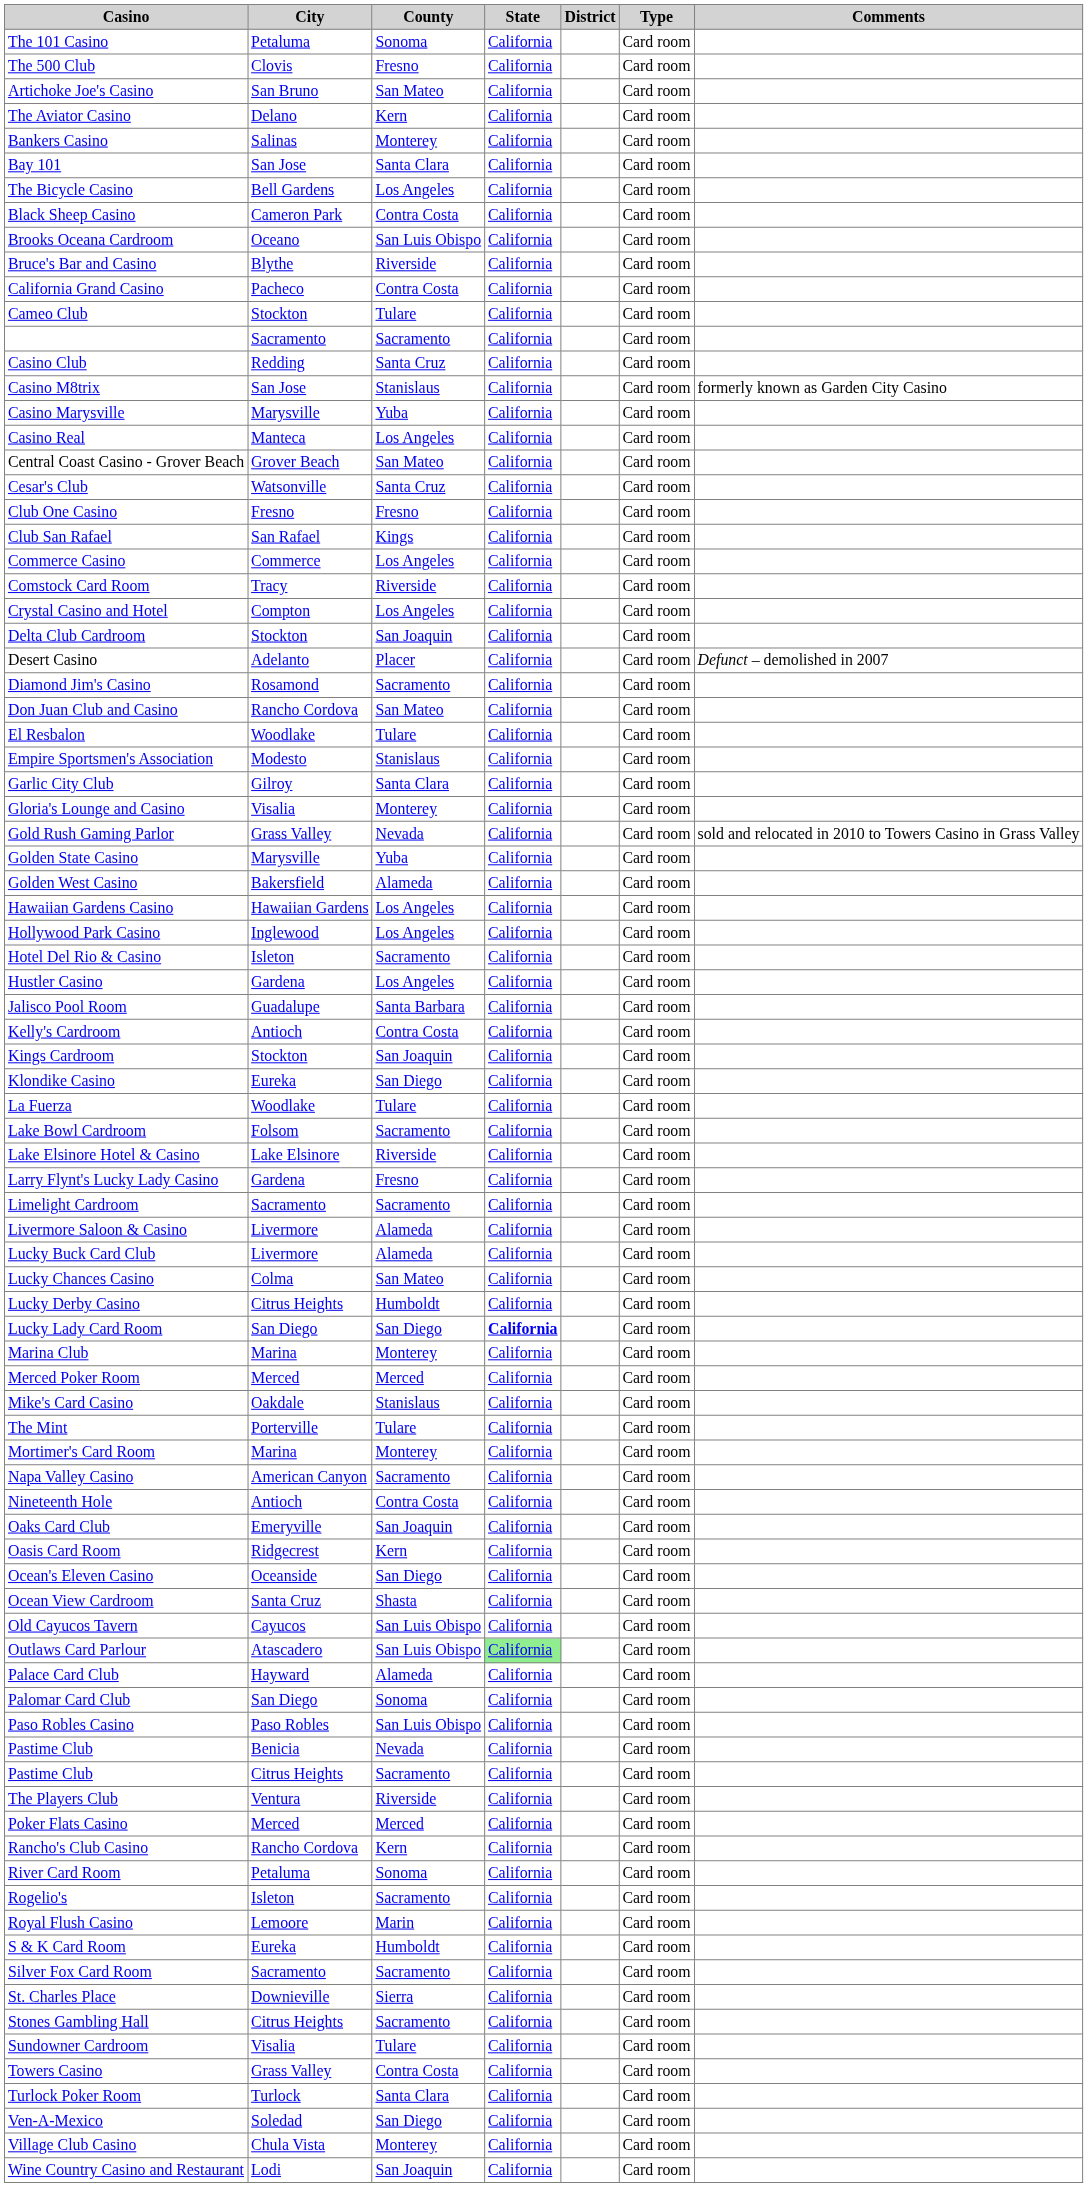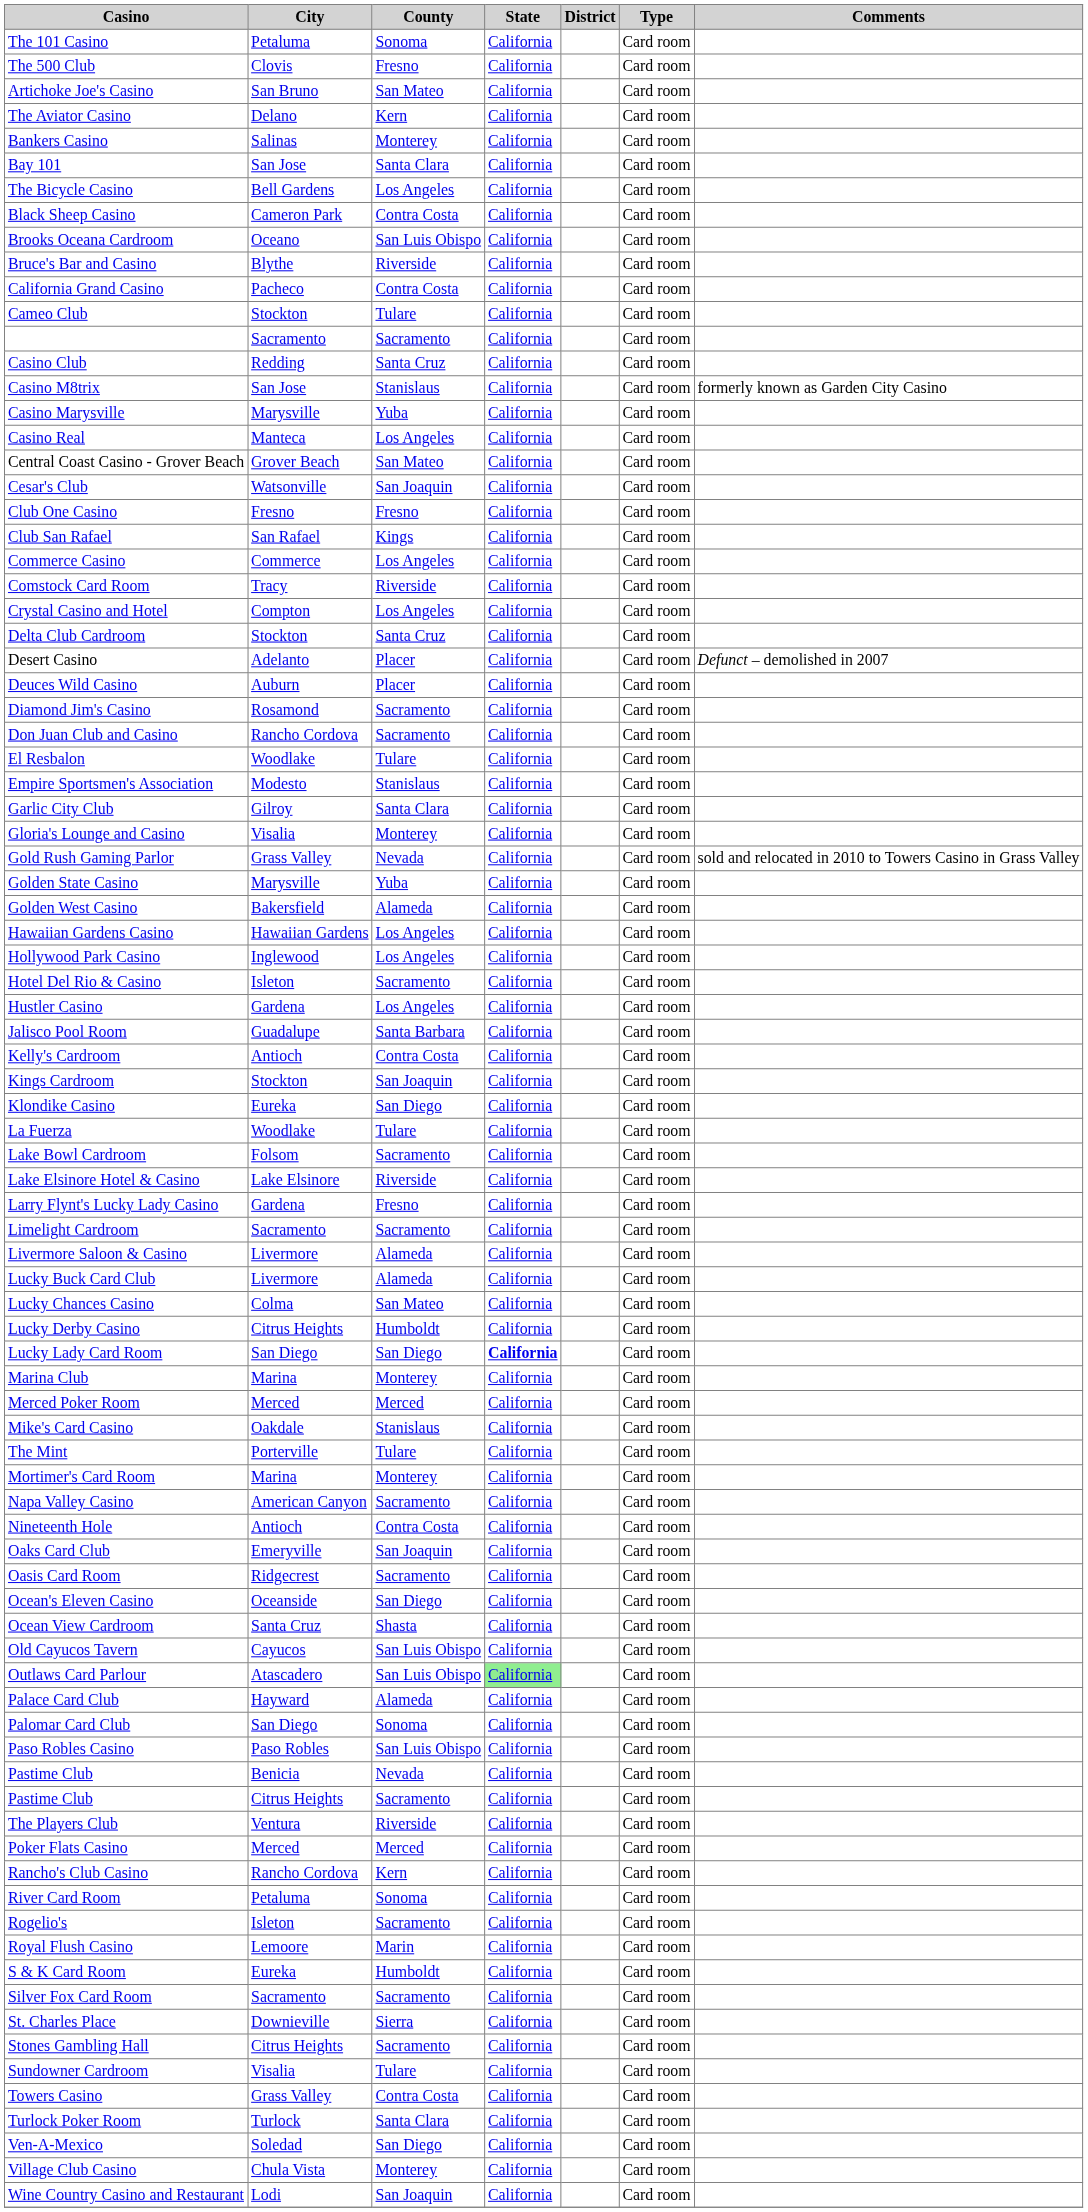(410, 487) Santa Cruz -> (414, 487) San Joaquin
(414, 635) San Joaquin -> (410, 635) Santa Cruz
+ row: (73, 685)
(410, 709) San Mateo -> (413, 734) Sacramento
(391, 1551) Kern -> (413, 1576) Sacramento
